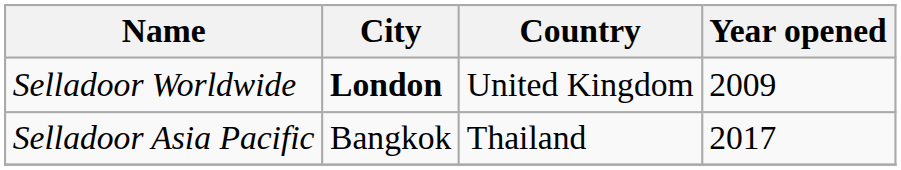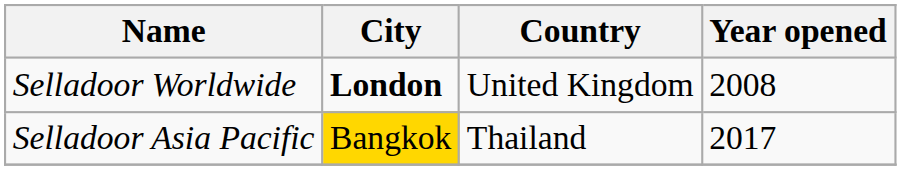(743, 84) 2009 -> (743, 84) 2008
(391, 137) no background -> (391, 137) gold background
